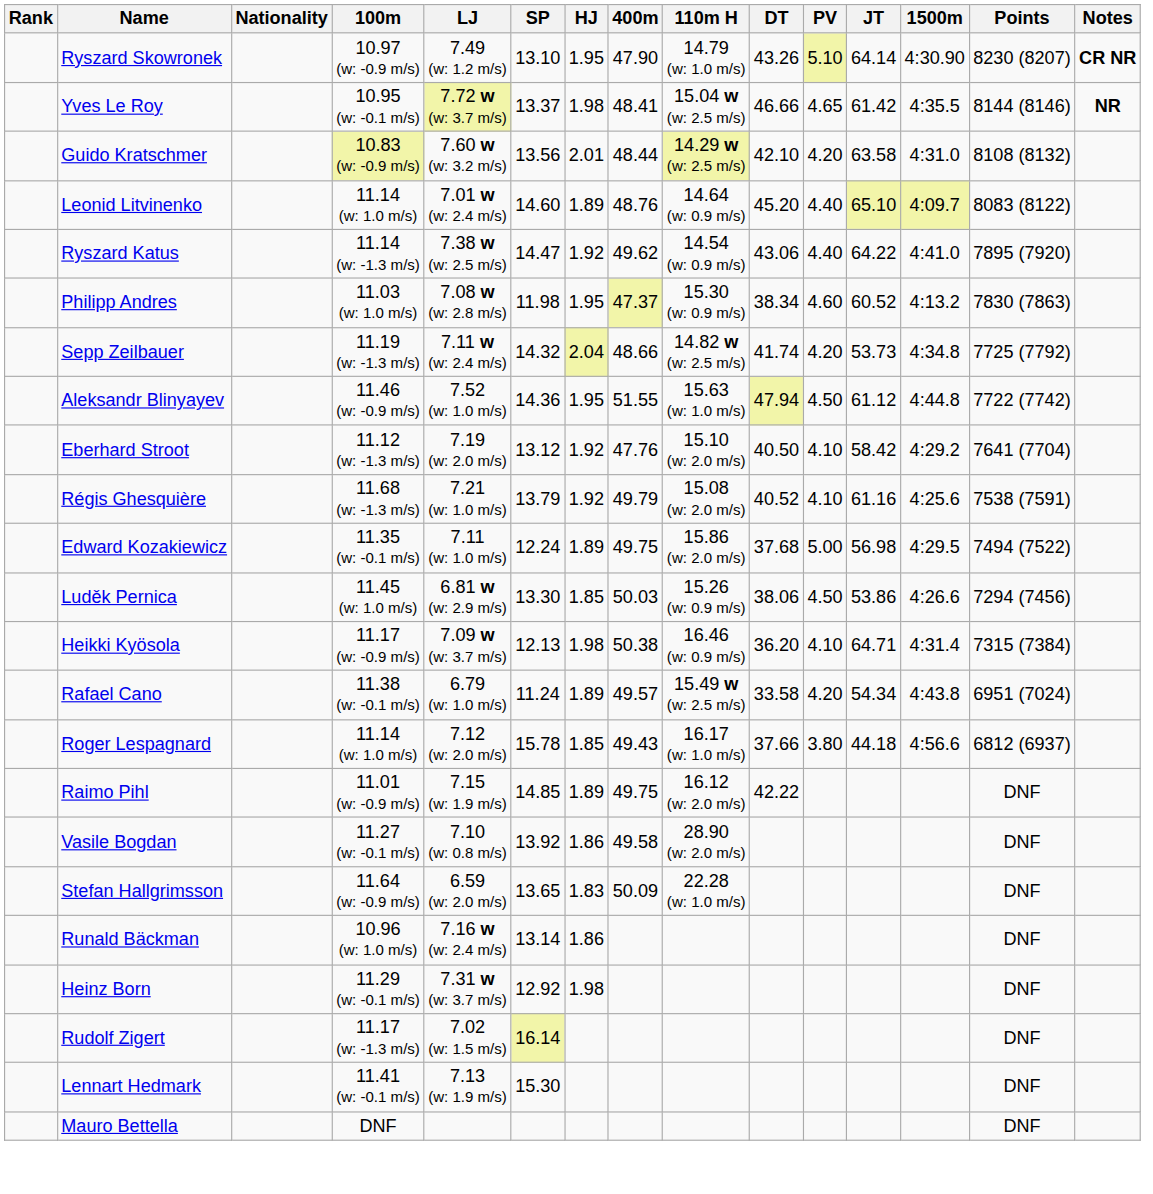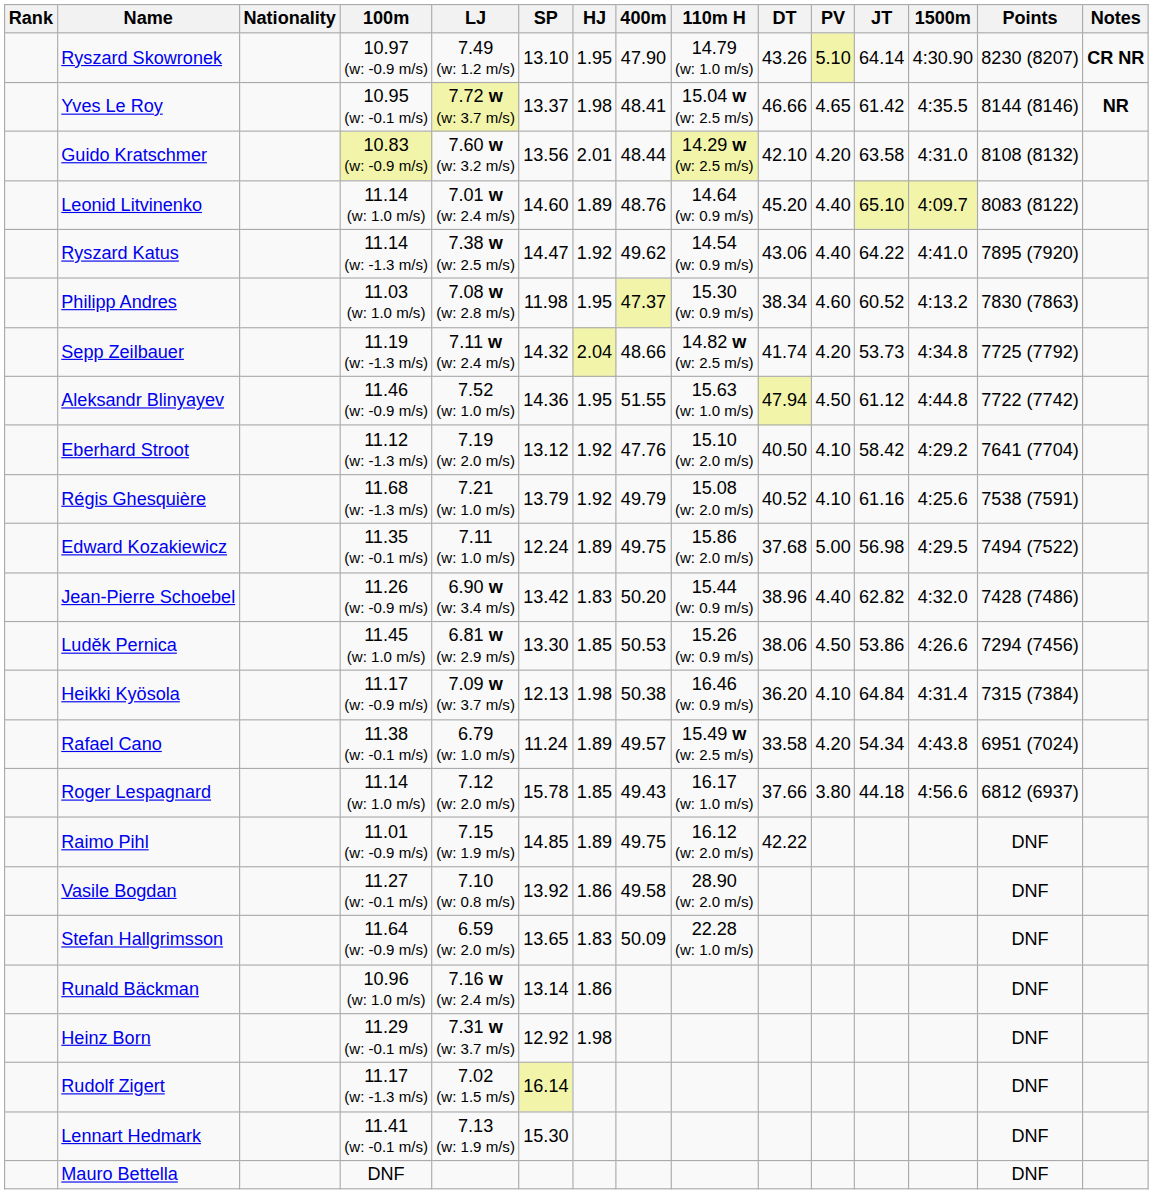+ row: (148, 596)
(635, 596) 50.03 -> (643, 645) 50.53
(874, 645) 64.71 -> (882, 694) 64.84
